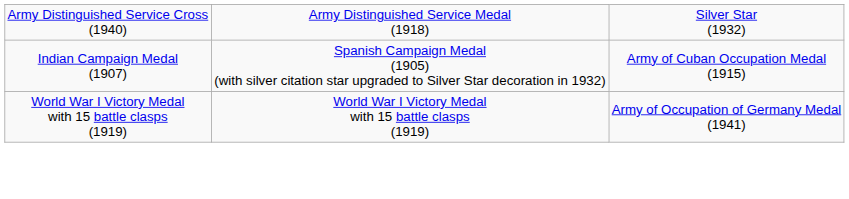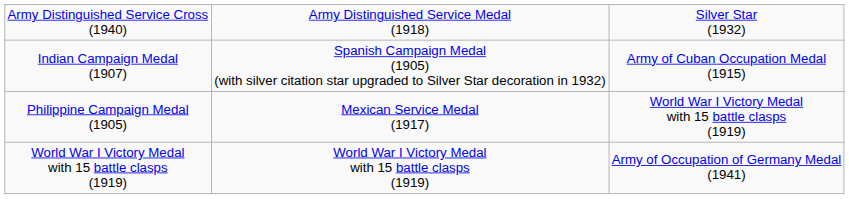+ row: (108, 116)
